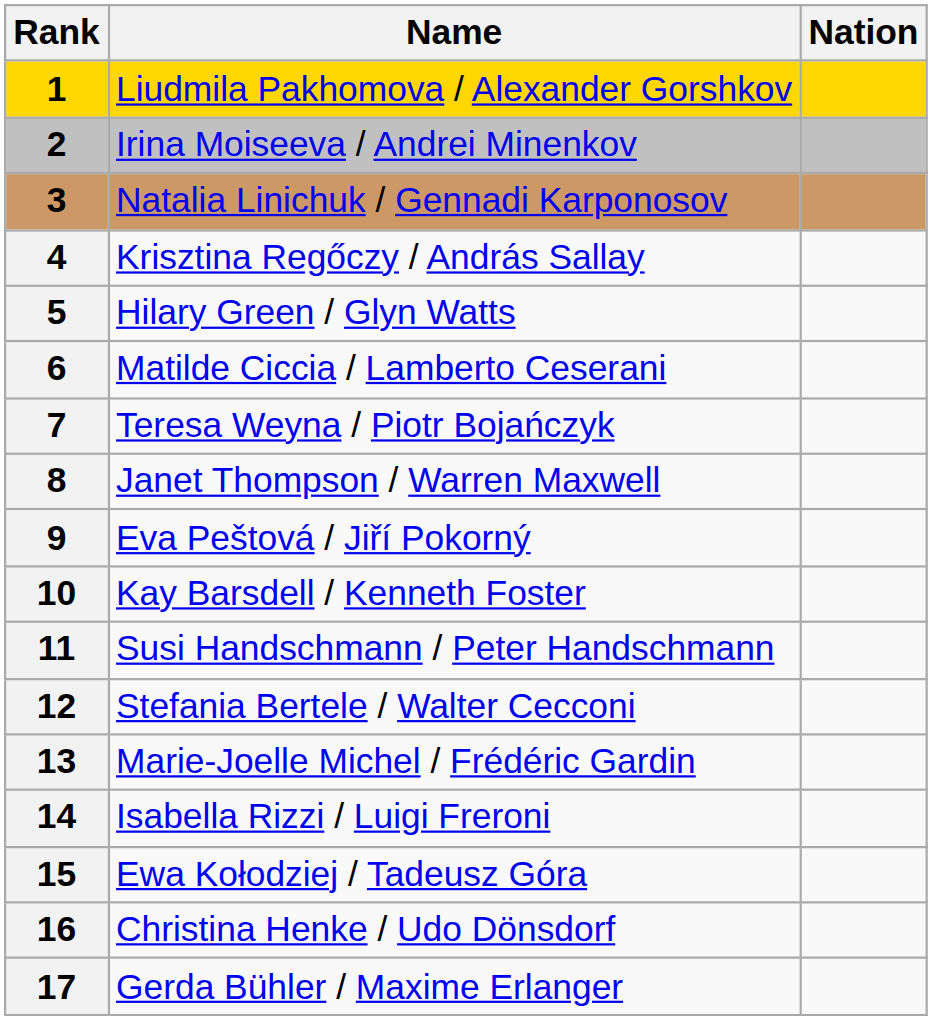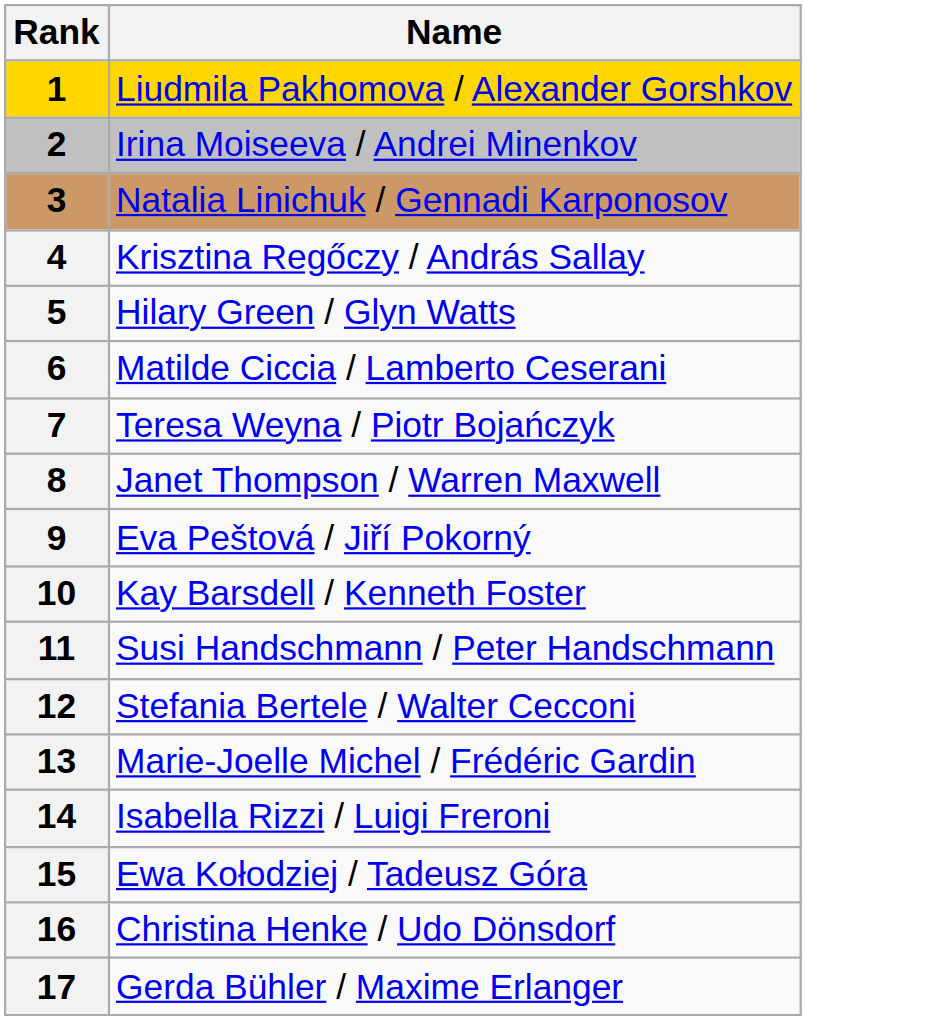- column: (863, 32)
